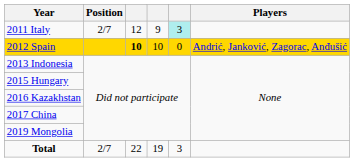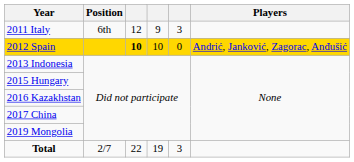(104, 30) 2/7 -> (104, 30) 6th
(180, 30) paleturquoise background -> (180, 30) no background
